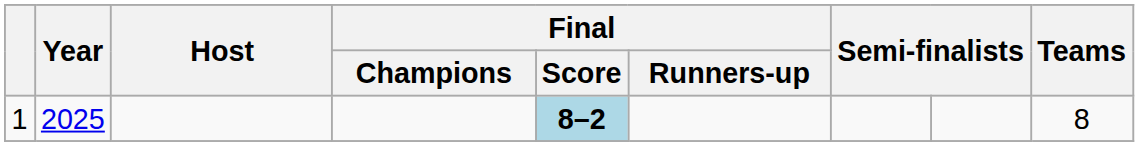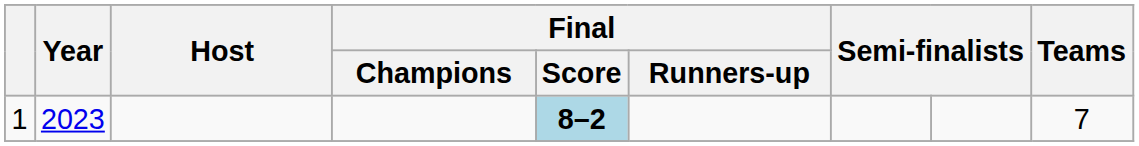(73, 119) 2025 -> (73, 119) 2023
(1082, 119) 8 -> (1082, 119) 7
